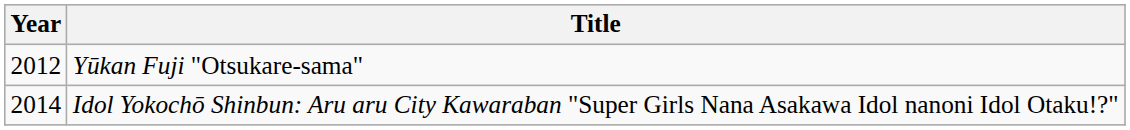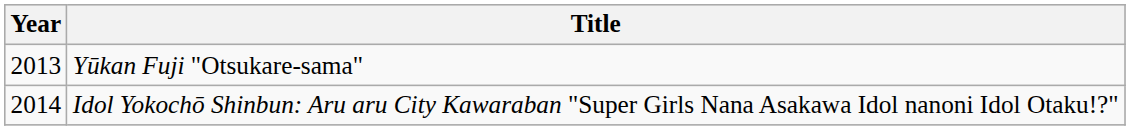(36, 64) 2012 -> (36, 64) 2013
